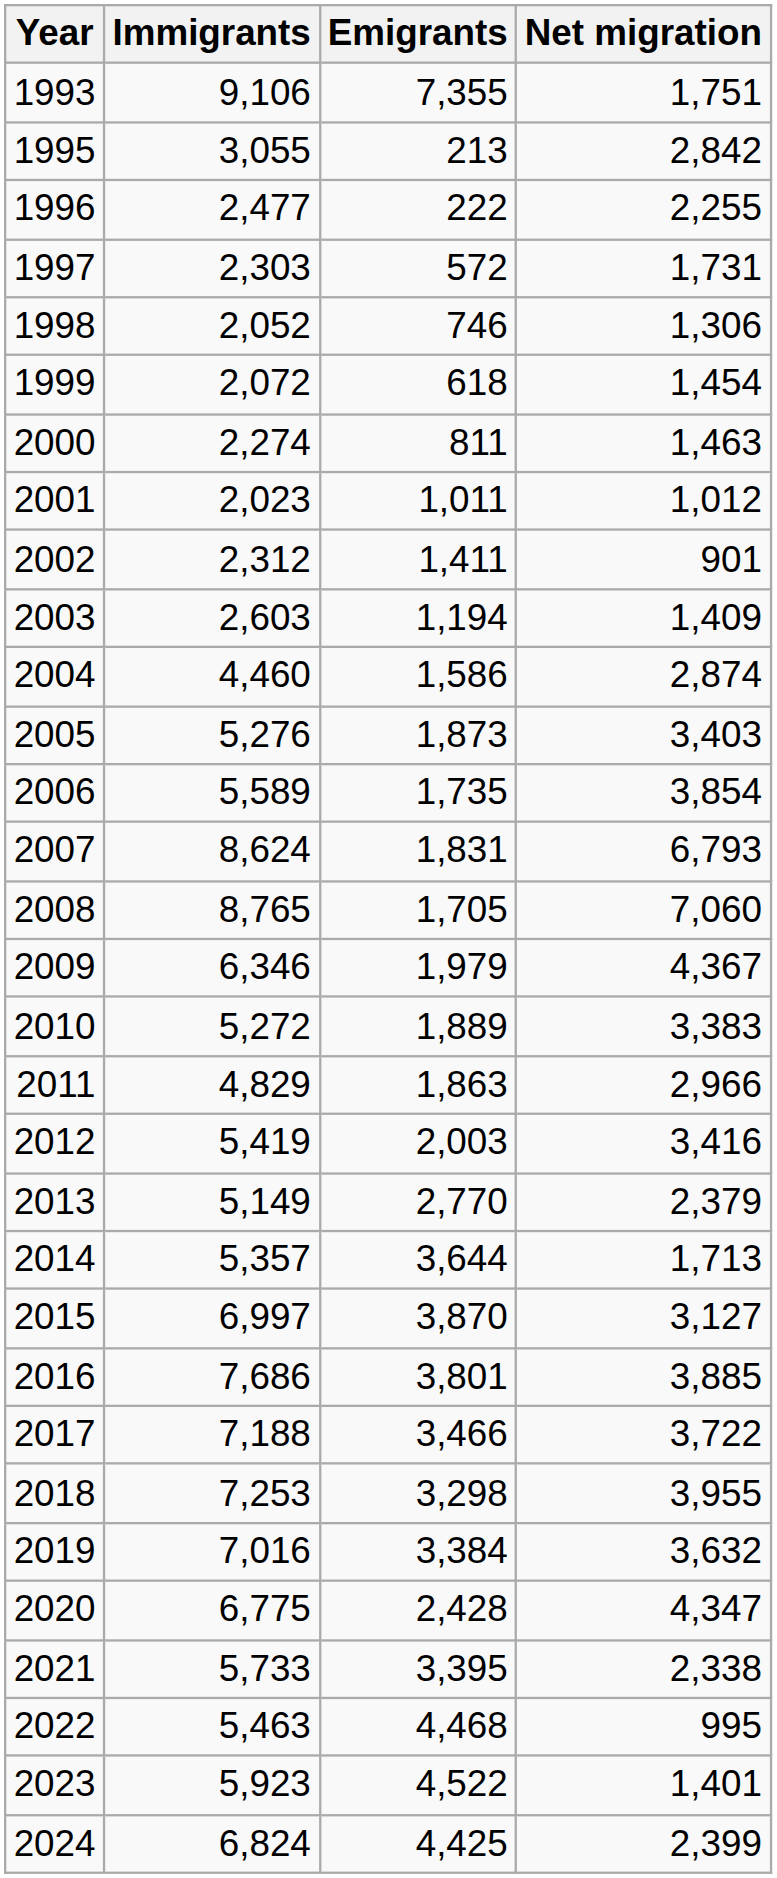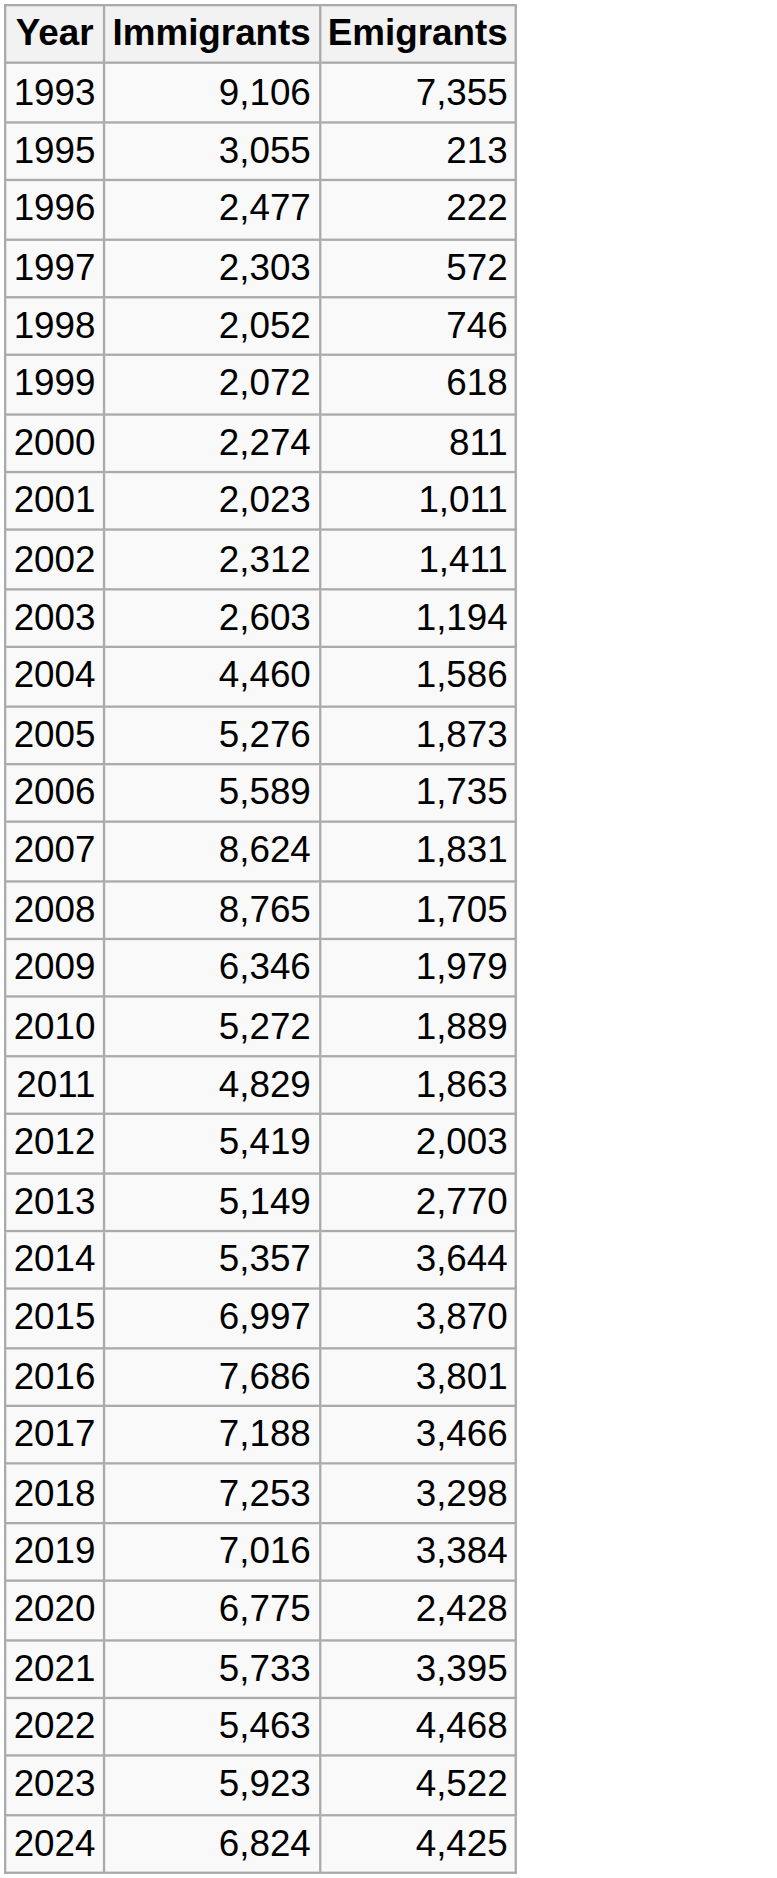- column: (643, 33)
